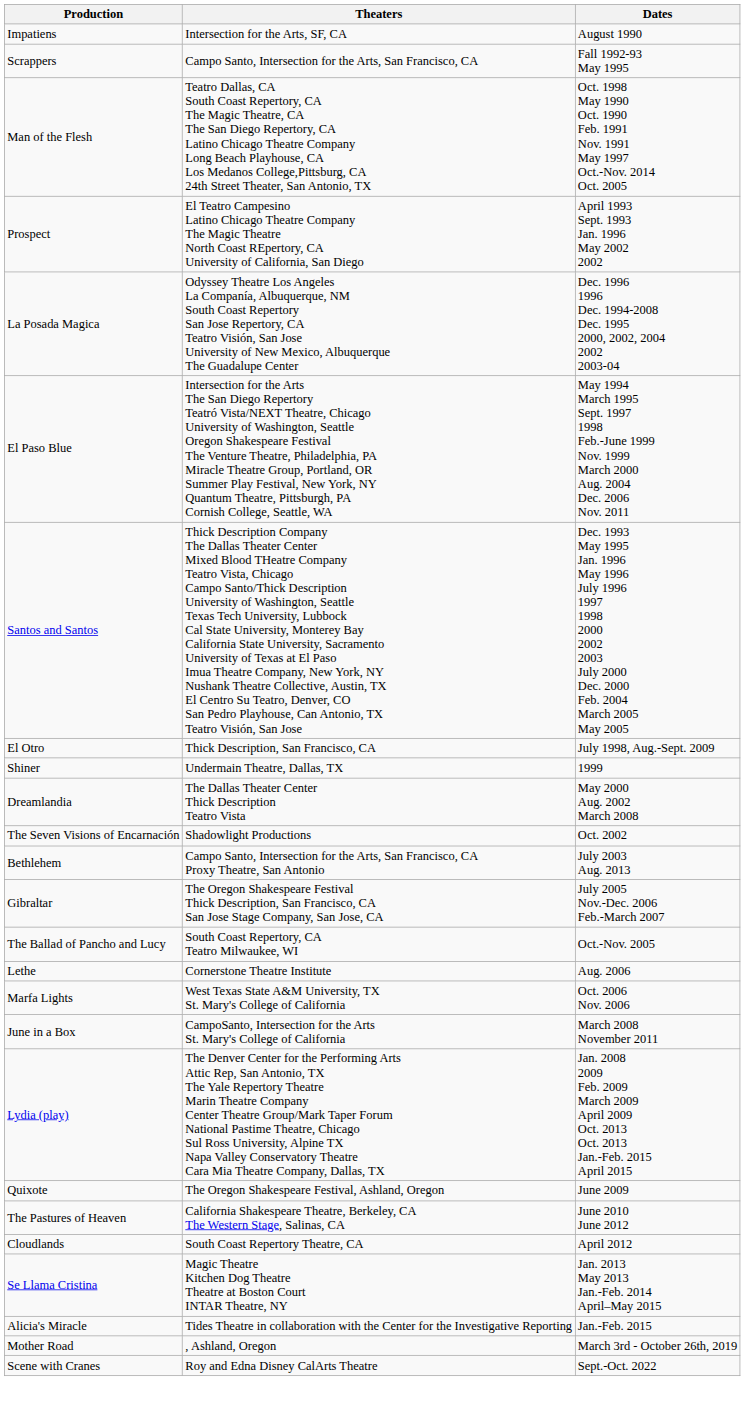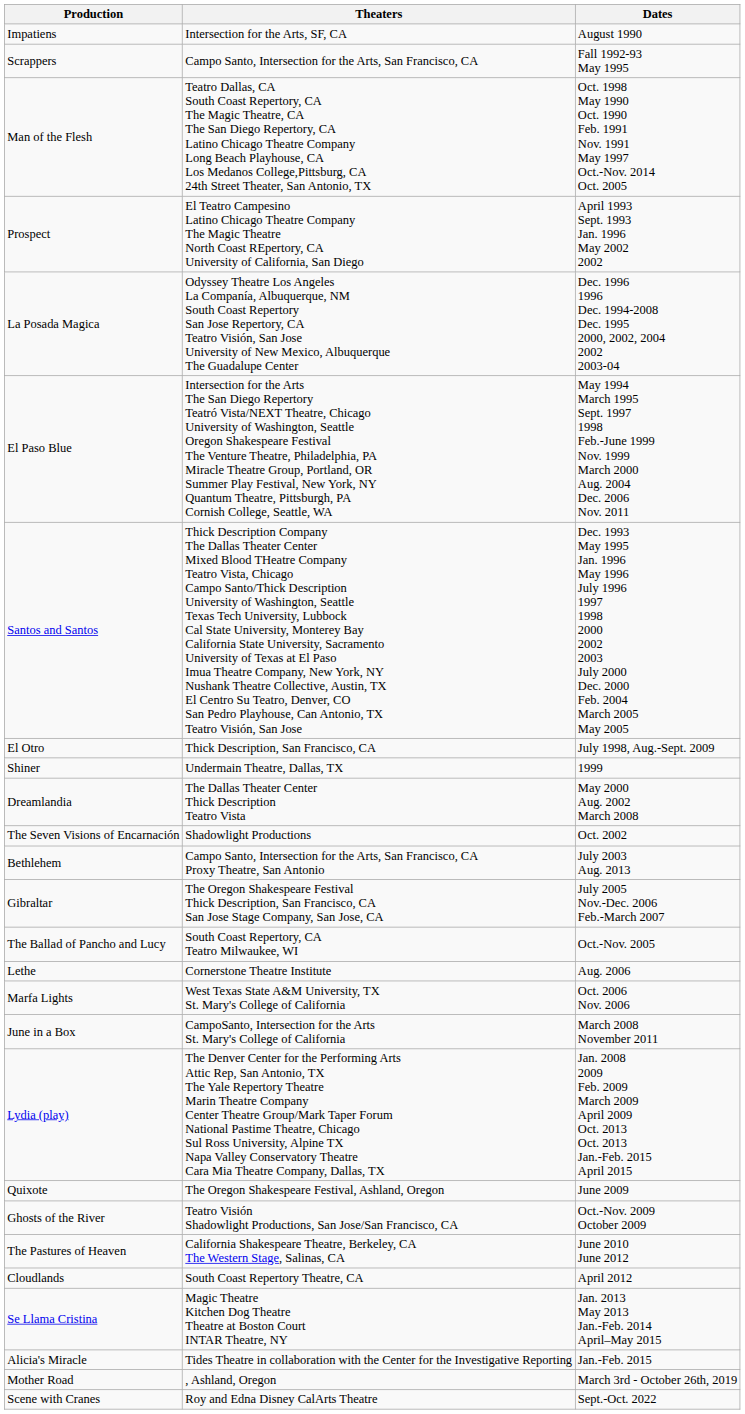+ row: (56, 1217)
